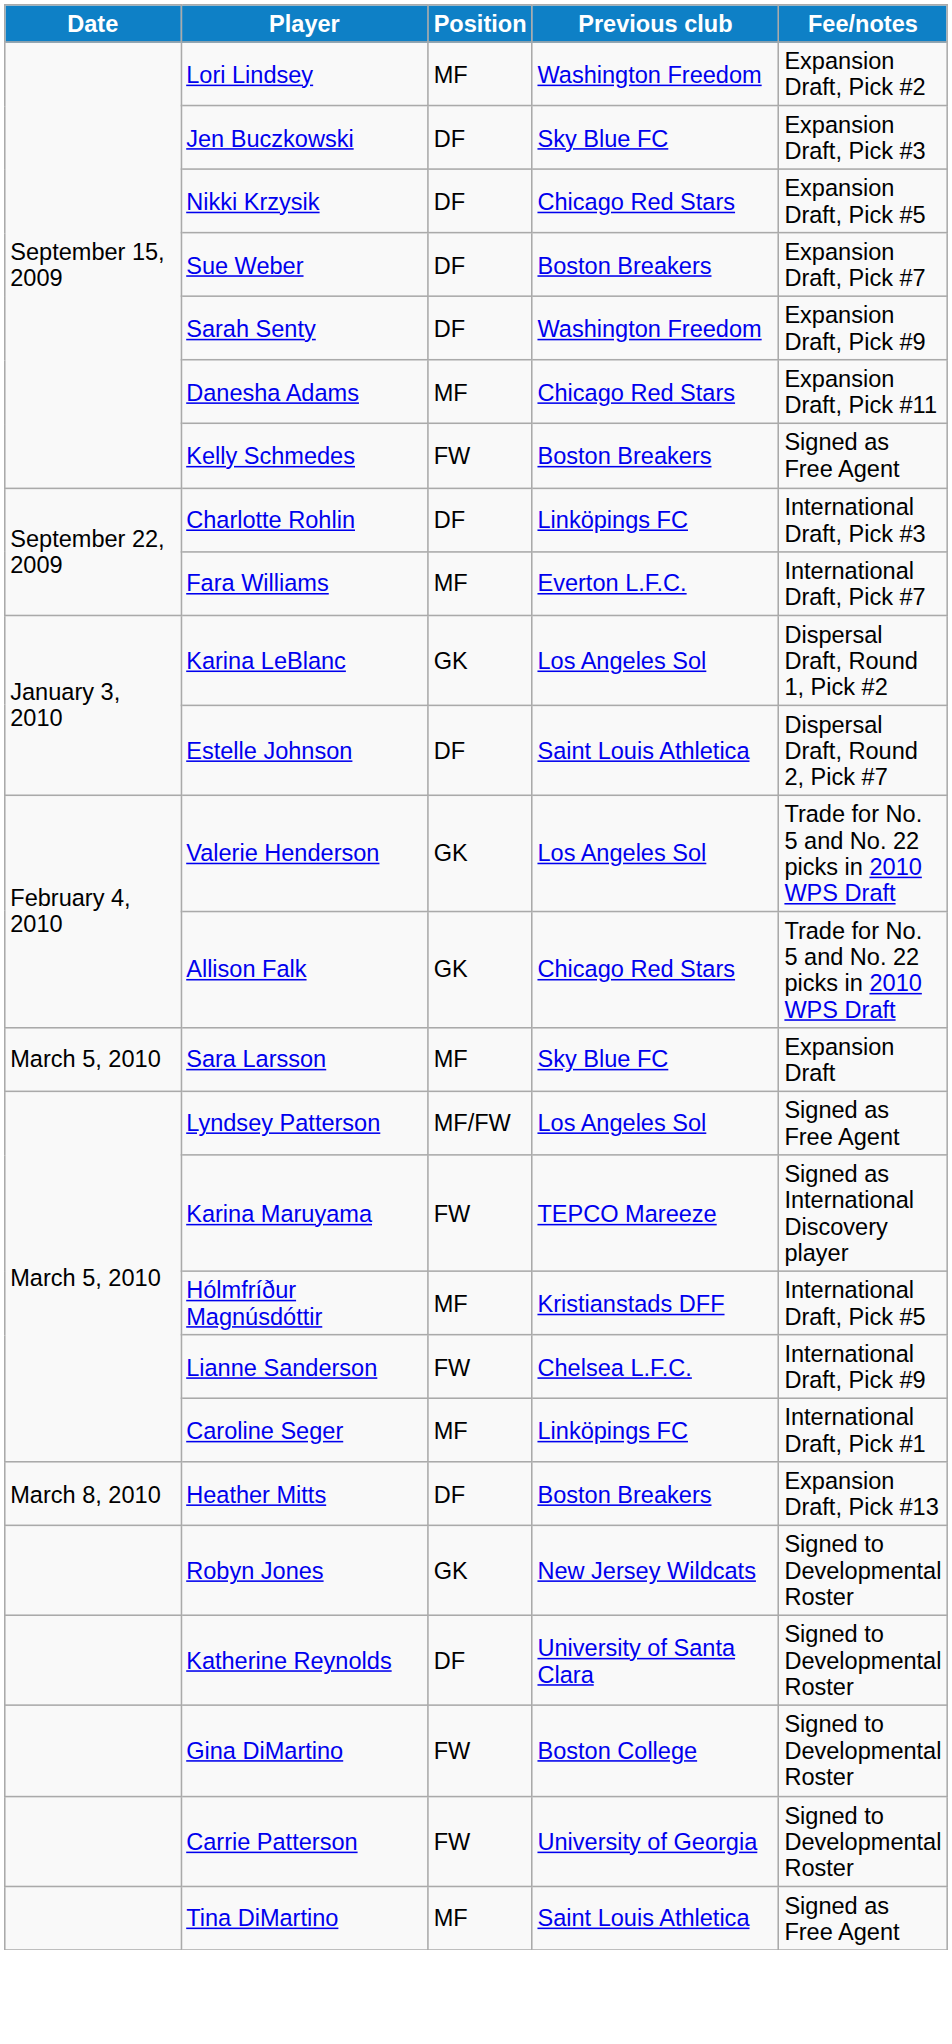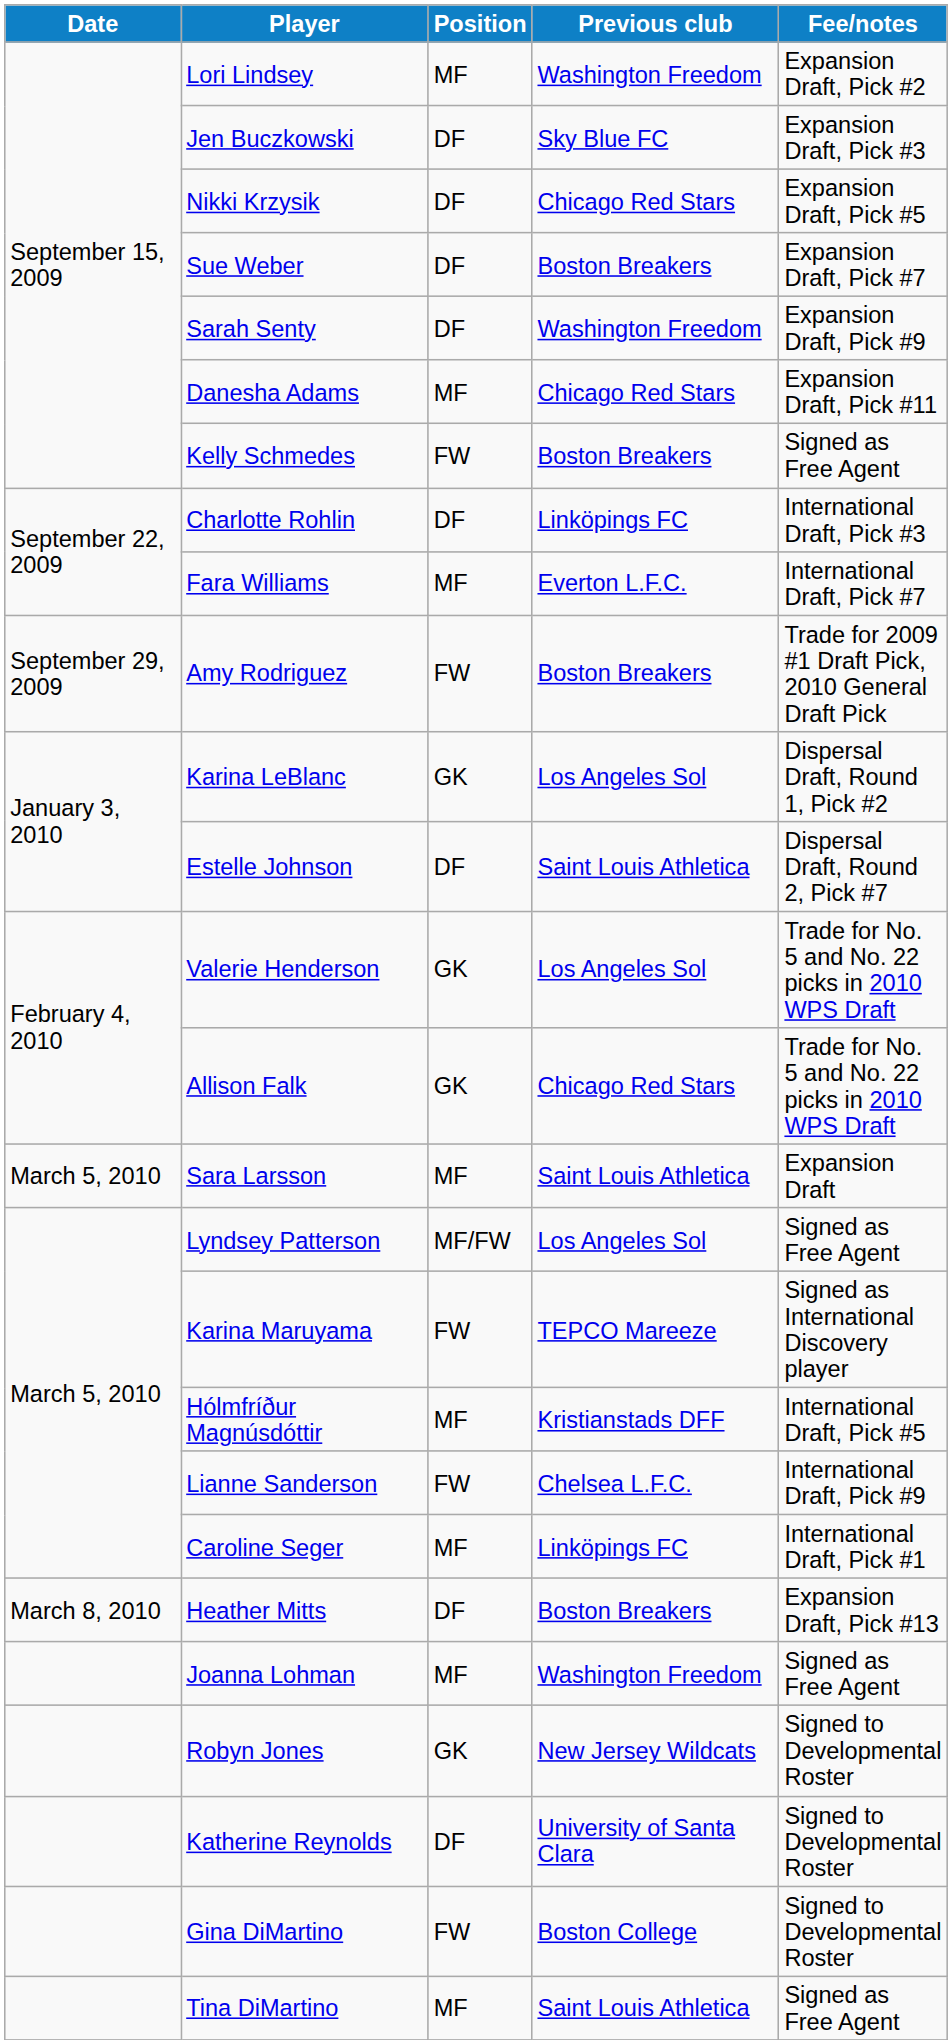+ row: (267, 673)
(603, 1060) Sky Blue FC -> (643, 1176) Saint Louis Athletica
+ row: (271, 1674)
- row: (272, 1841)
